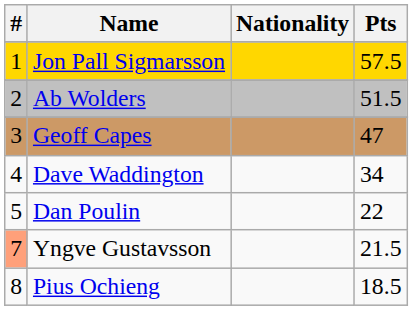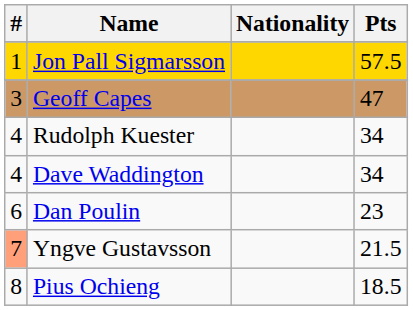- row: (89, 98)
+ row: (114, 135)
(16, 211) 5 -> (16, 211) 6
(372, 211) 22 -> (372, 211) 23
